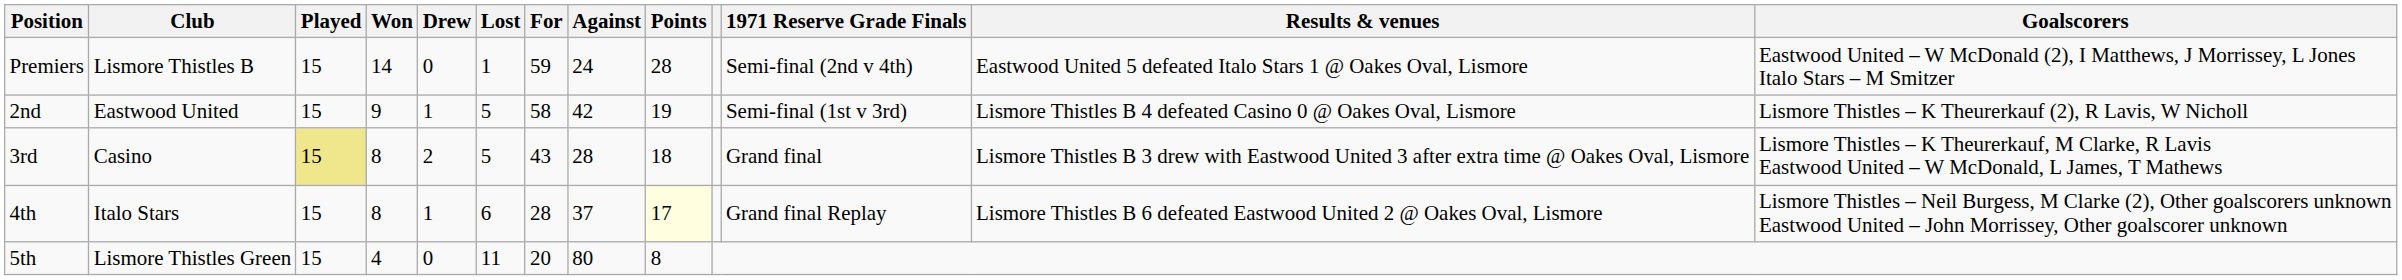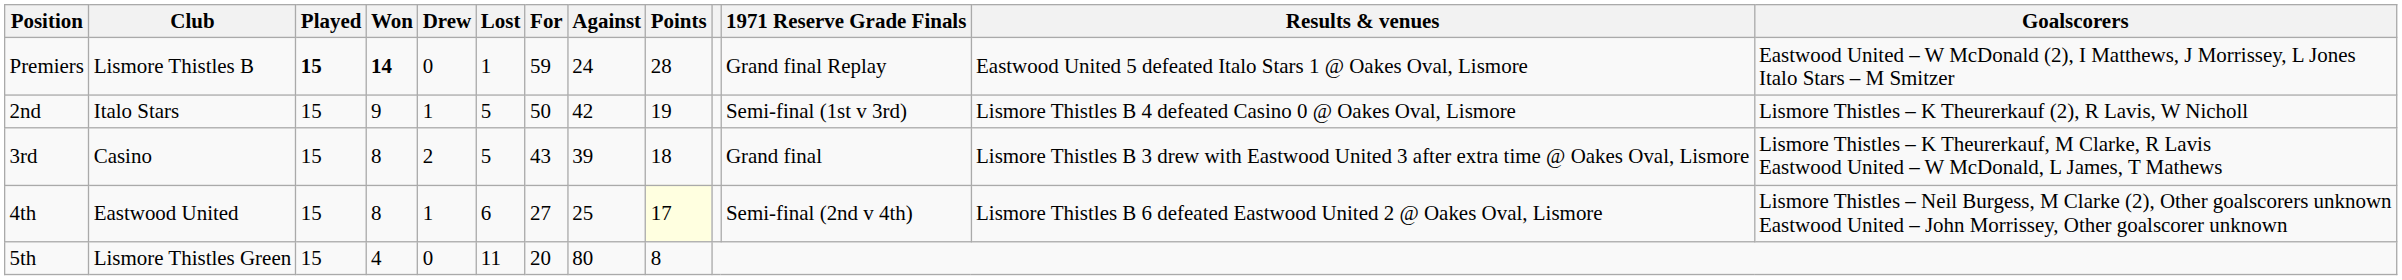(311, 66) normal -> (311, 66) bold
(382, 66) normal -> (382, 66) bold
(819, 66) Semi-final (2nd v 4th) -> (806, 66) Grand final Replay
(166, 111) Eastwood United -> (136, 111) Italo Stars
(541, 111) 58 -> (541, 111) 50
(311, 156) khaki background -> (311, 156) no background
(583, 156) 28 -> (583, 156) 39
(136, 213) Italo Stars -> (166, 213) Eastwood United
(541, 213) 28 -> (541, 213) 27
(583, 213) 37 -> (583, 213) 25
(806, 213) Grand final Replay -> (819, 213) Semi-final (2nd v 4th)
